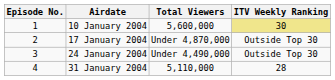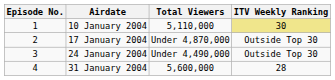(190, 26) 5,600,000 -> (190, 26) 5,110,000
(190, 68) 5,110,000 -> (190, 68) 5,600,000
